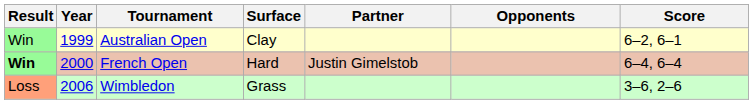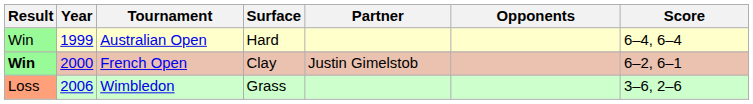(261, 39) Clay -> (263, 39) Hard
(653, 39) 6–2, 6–1 -> (653, 39) 6–4, 6–4
(263, 63) Hard -> (261, 63) Clay
(653, 63) 6–4, 6–4 -> (653, 63) 6–2, 6–1
